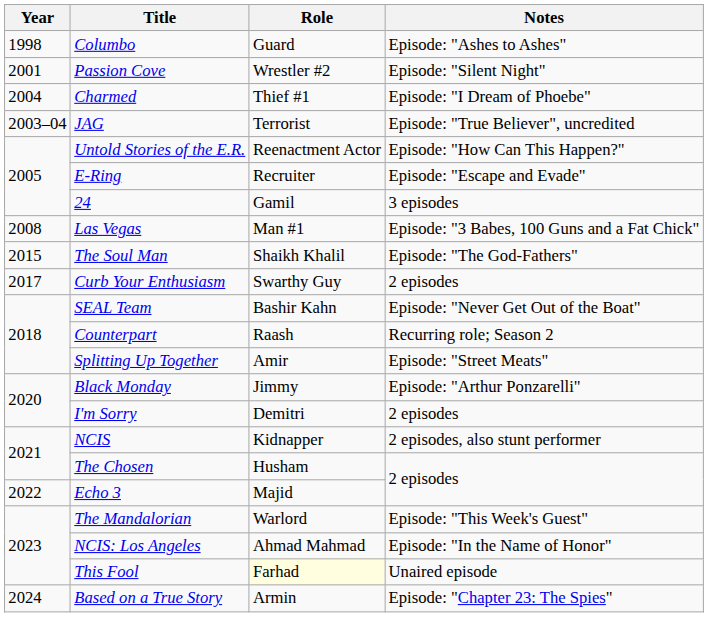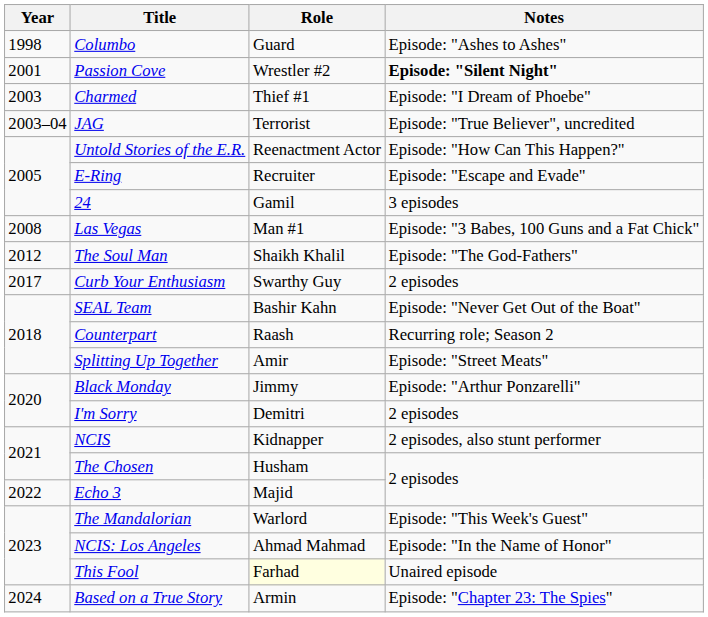(467, 70) normal -> (473, 70) bold
(25, 96) 2004 -> (25, 96) 2003
(25, 255) 2015 -> (25, 255) 2012
